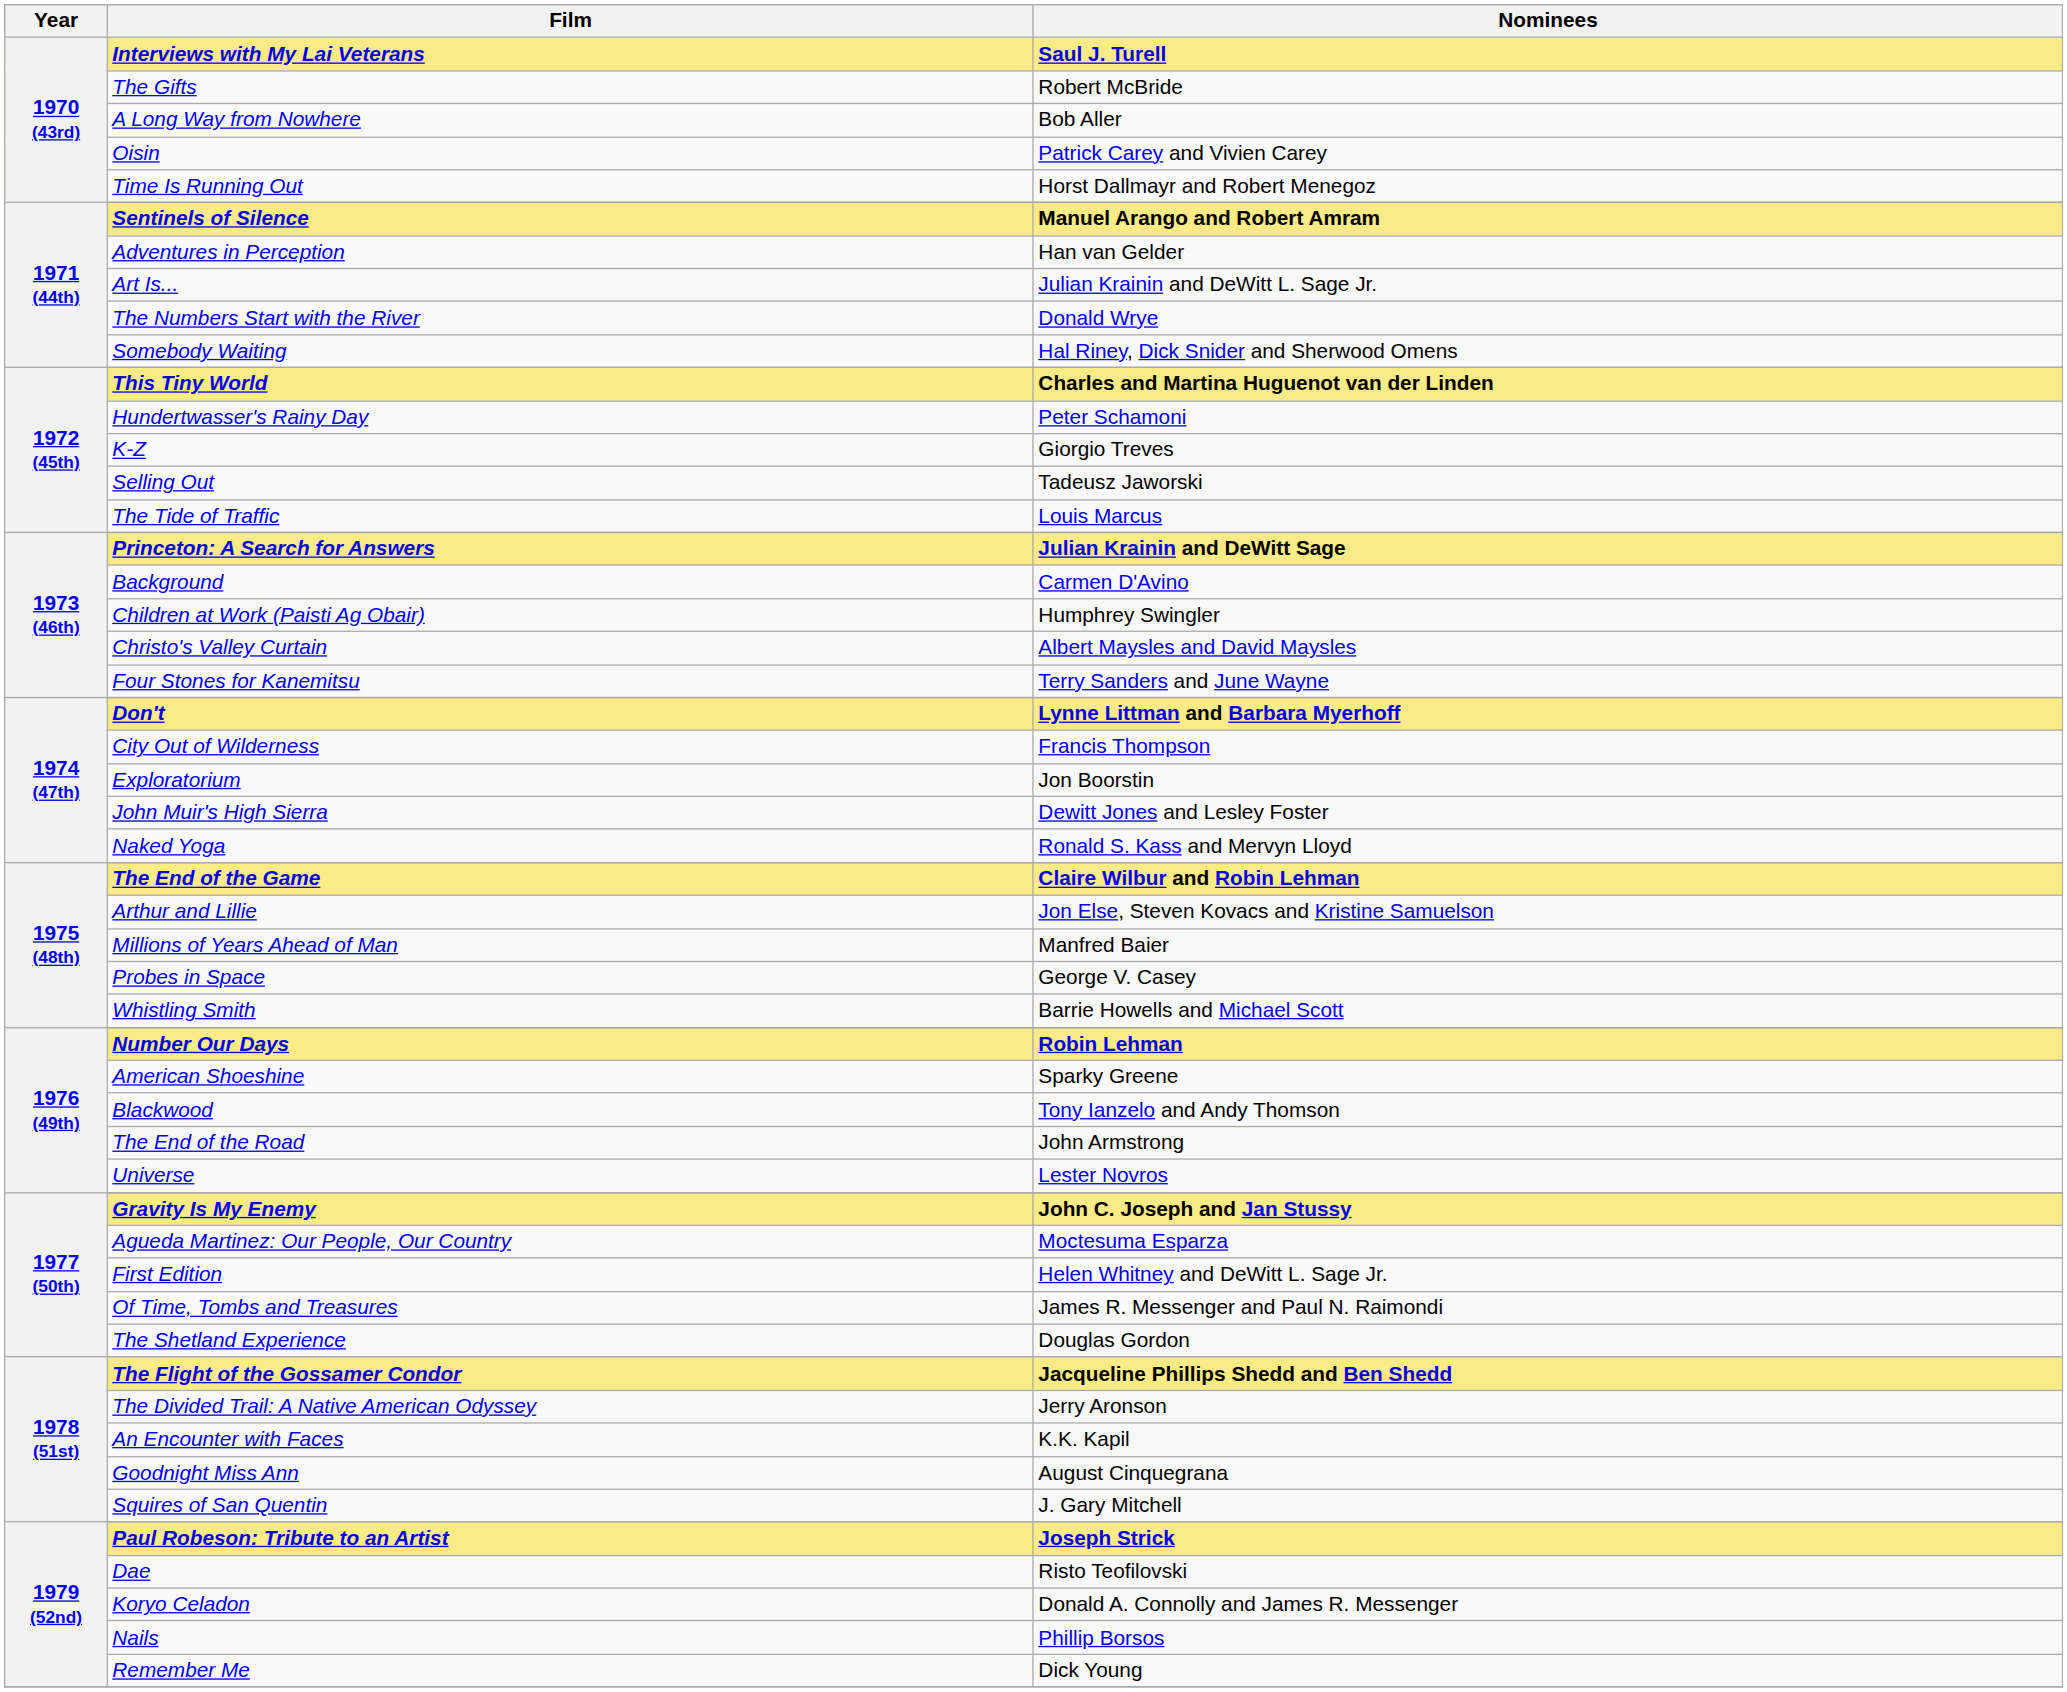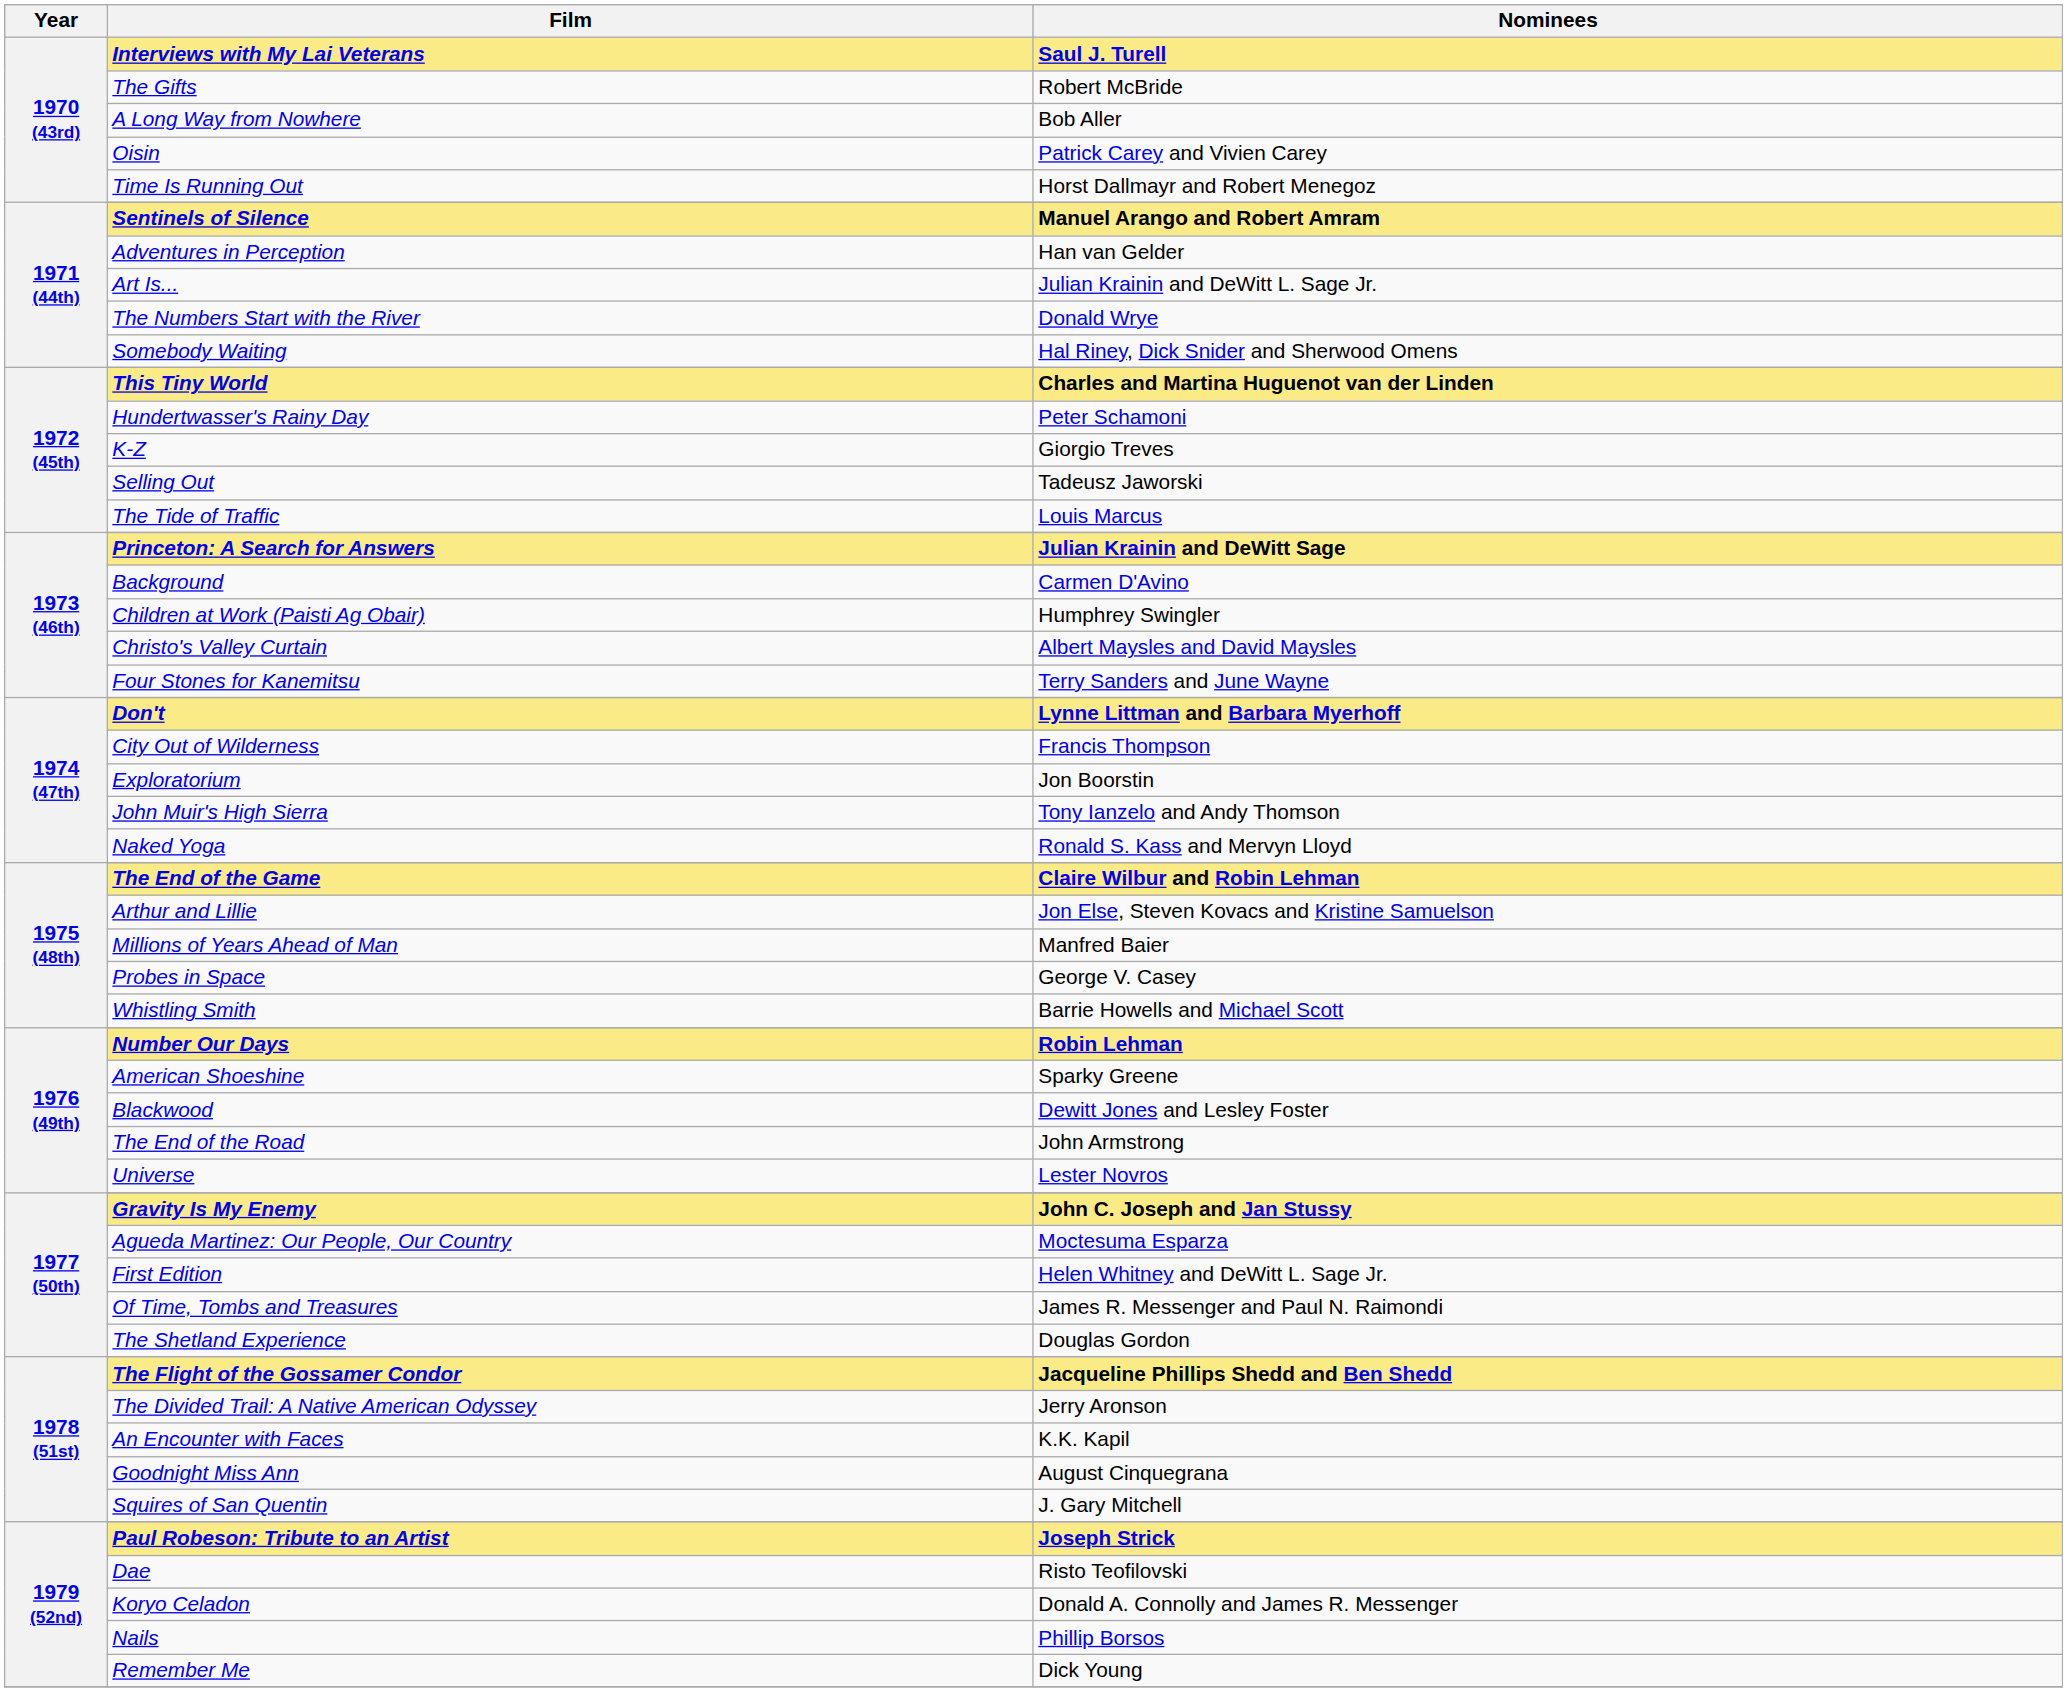(1183, 812) Dewitt Jones and Lesley Foster -> (1189, 812) Tony Ianzelo and Andy Thomson
(1189, 1109) Tony Ianzelo and Andy Thomson -> (1183, 1109) Dewitt Jones and Lesley Foster
